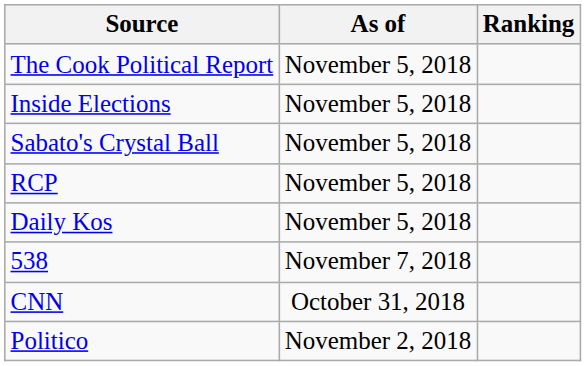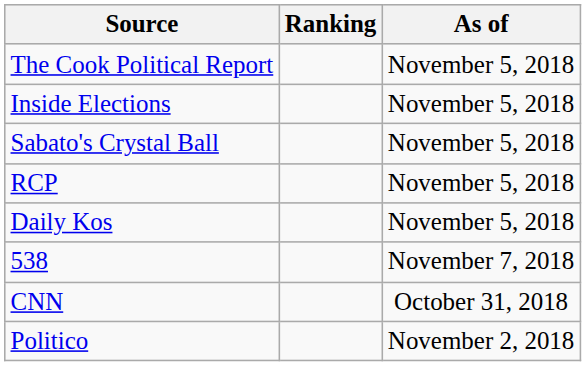columns swapped: (529, 24) <-> (378, 24)
